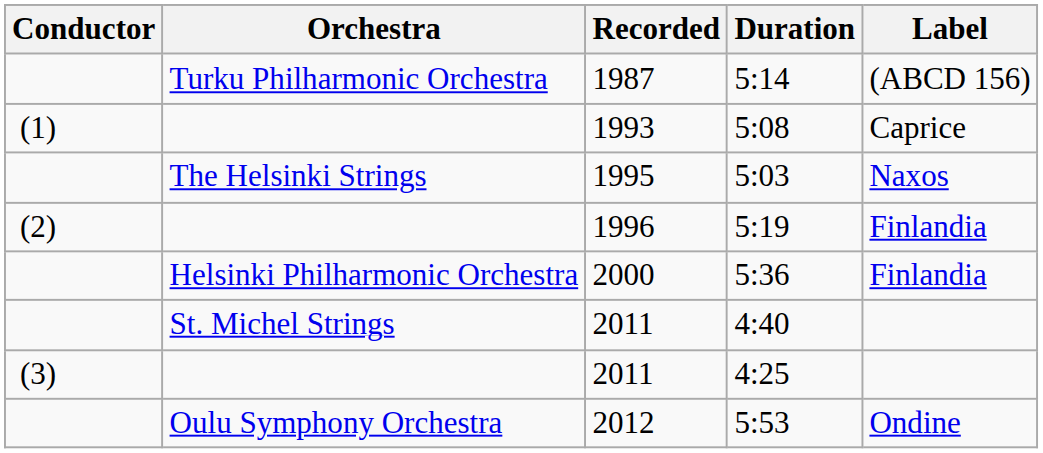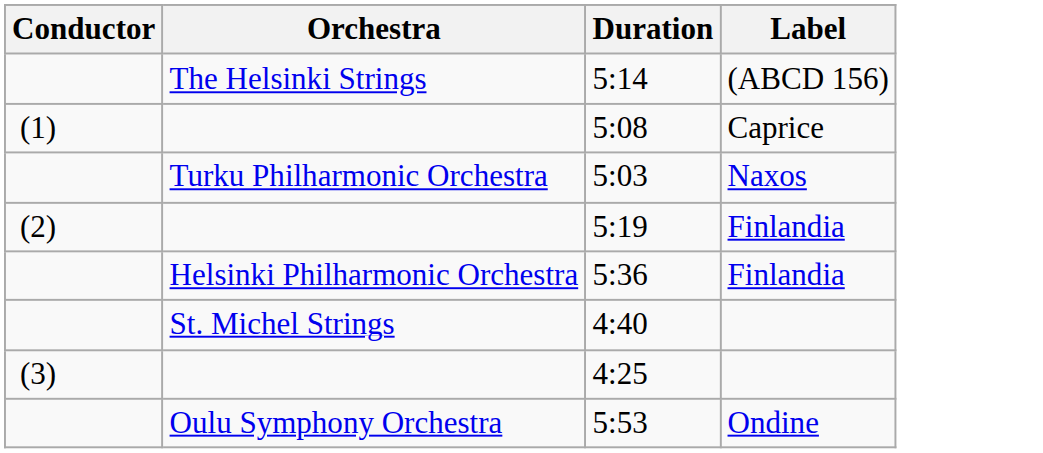- column: (656, 29)
(359, 78) Turku Philharmonic Orchestra -> (298, 78) The Helsinki Strings
(298, 176) The Helsinki Strings -> (359, 176) Turku Philharmonic Orchestra
